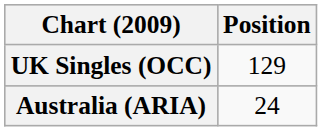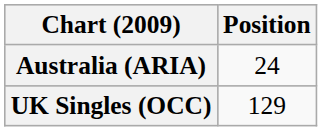rows swapped: (111, 105) <-> (111, 65)
